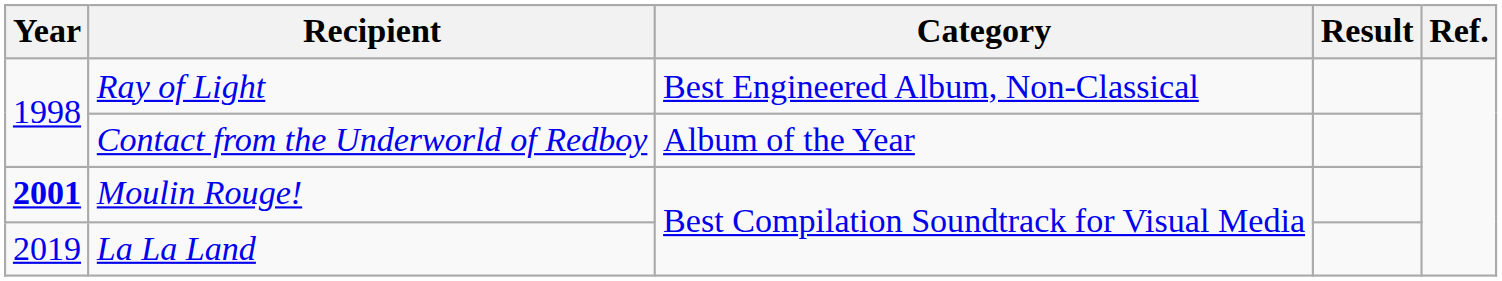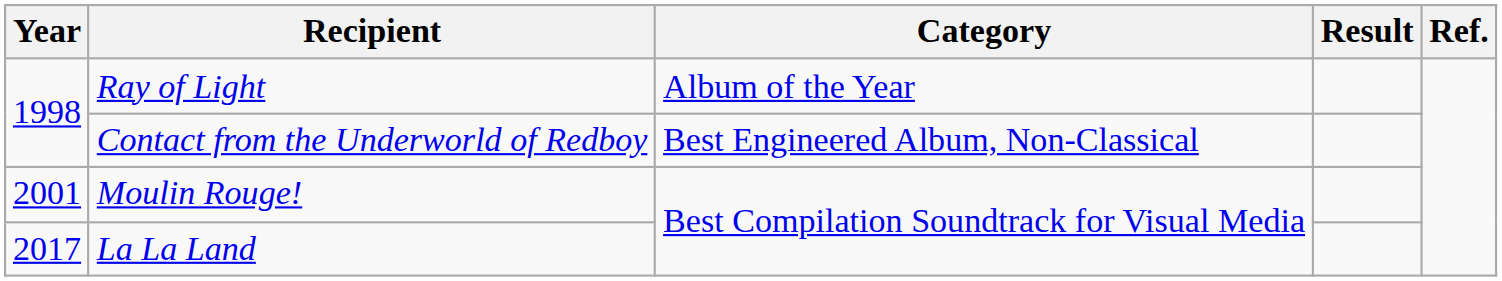(931, 85) Best Engineered Album, Non-Classical -> (789, 85) Album of the Year
(789, 139) Album of the Year -> (931, 139) Best Engineered Album, Non-Classical
(47, 193) bold -> (47, 193) normal
(47, 247) 2019 -> (47, 247) 2017
